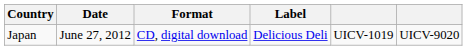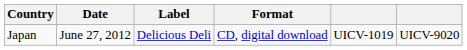columns swapped: (290, 14) <-> (192, 14)
